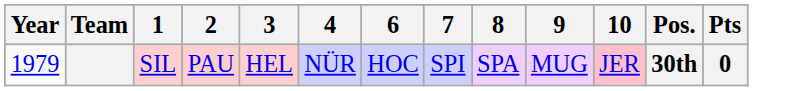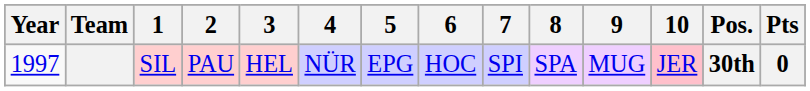+ column: (390, 24)
(35, 64) 1979 -> (35, 64) 1997
